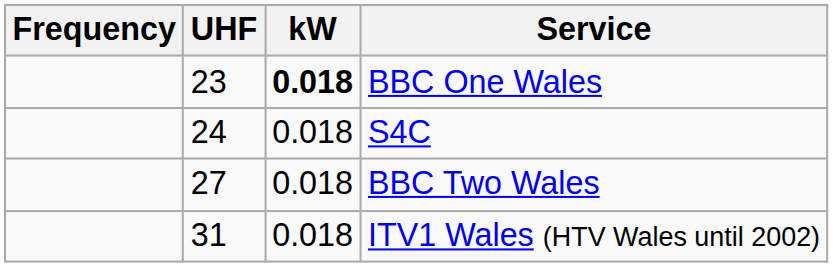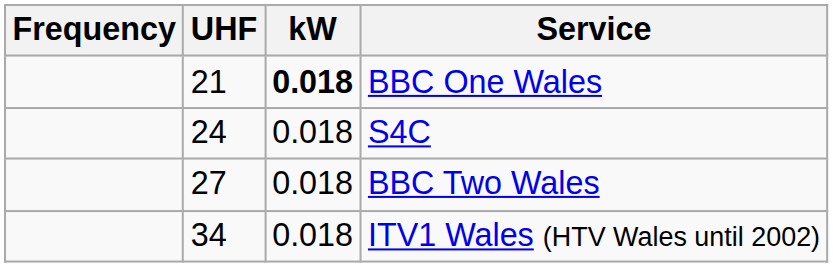(209, 81) 23 -> (209, 81) 21
(209, 235) 31 -> (209, 235) 34
